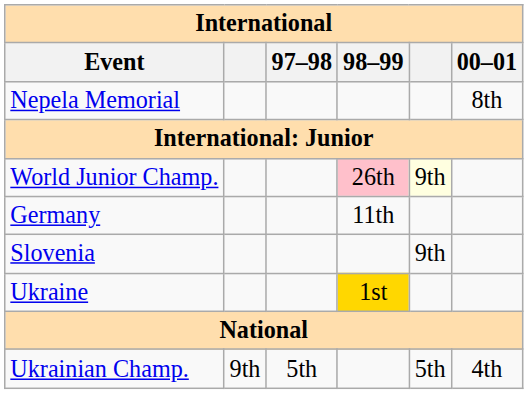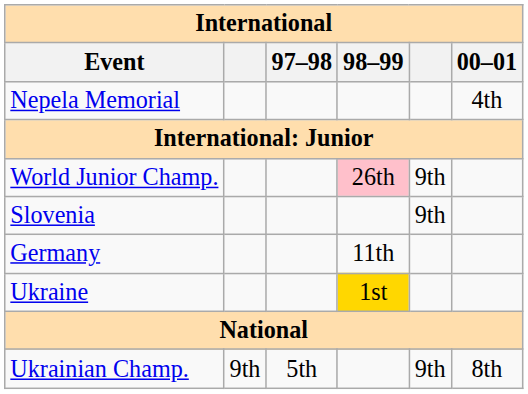(487, 100) 8th -> (487, 100) 4th
(430, 176) lightyellow background -> (430, 176) no background
rows swapped: (55, 215) <-> (53, 253)
(430, 368) 5th -> (430, 368) 9th
(487, 368) 4th -> (487, 368) 8th
